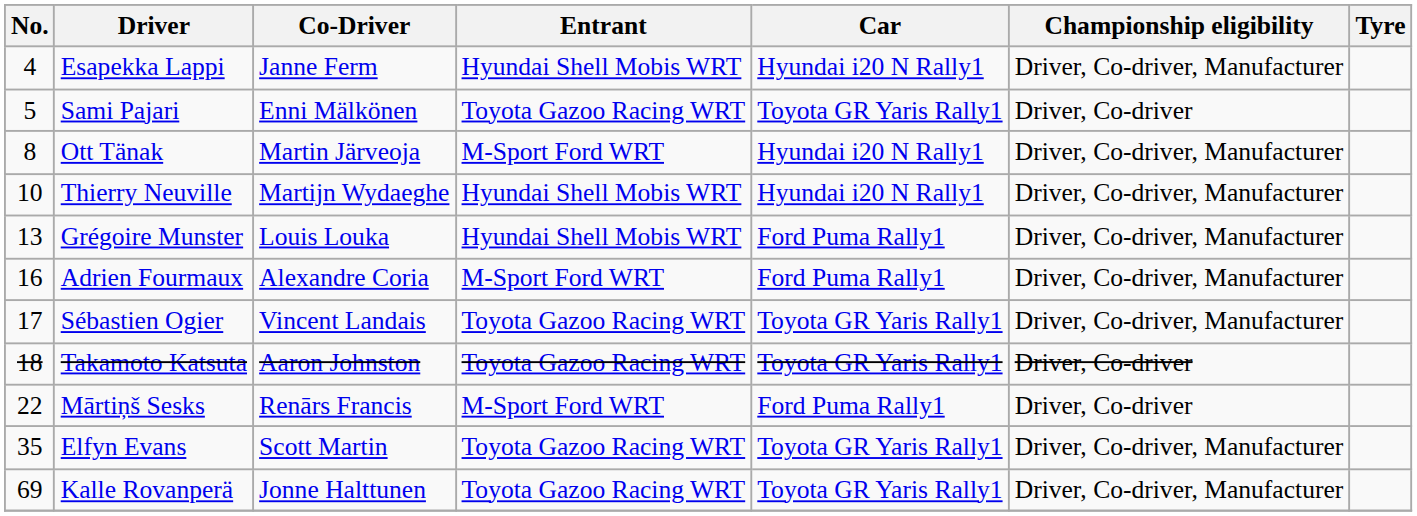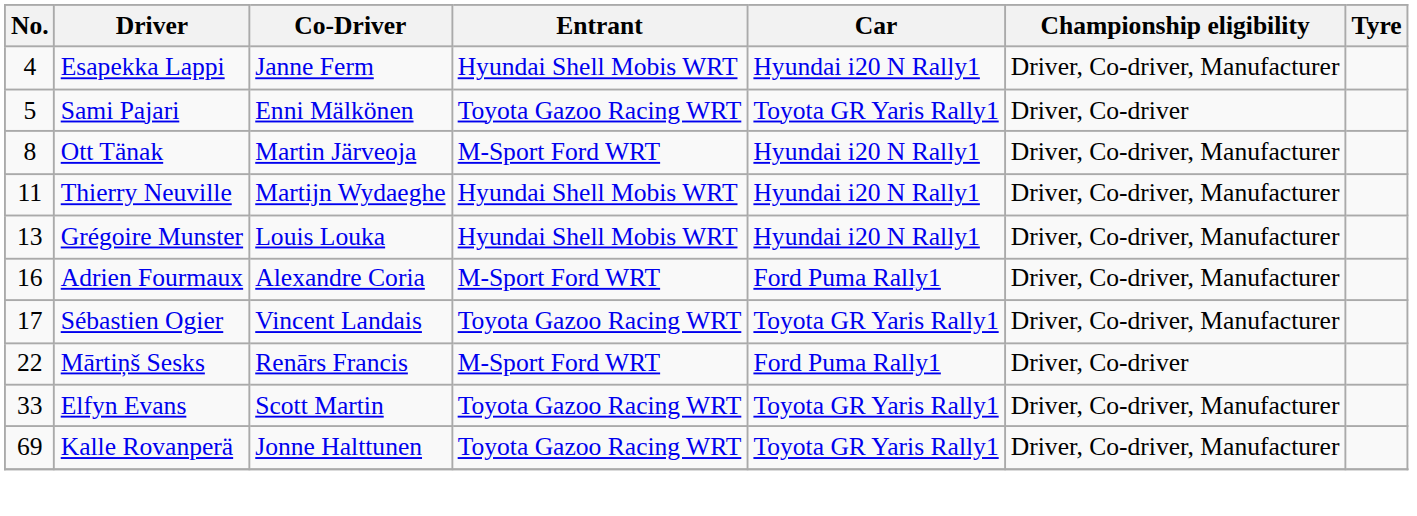(30, 193) 10 -> (30, 193) 11
(851, 236) Ford Puma Rally1 -> (867, 236) Hyundai i20 N Rally1
- row: (154, 362)
(30, 447) 35 -> (30, 404) 33
